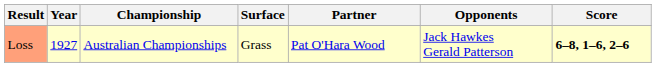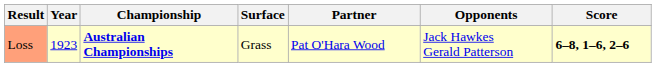(64, 44) 1927 -> (64, 44) 1923
(155, 44) normal -> (128, 44) bold
